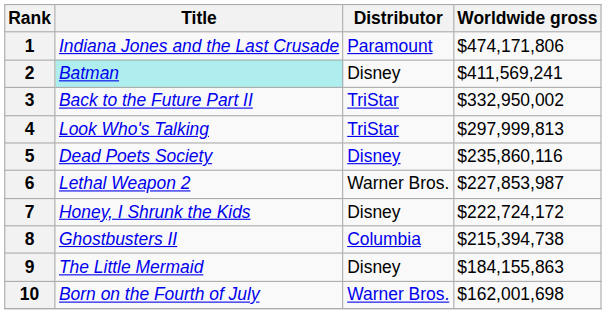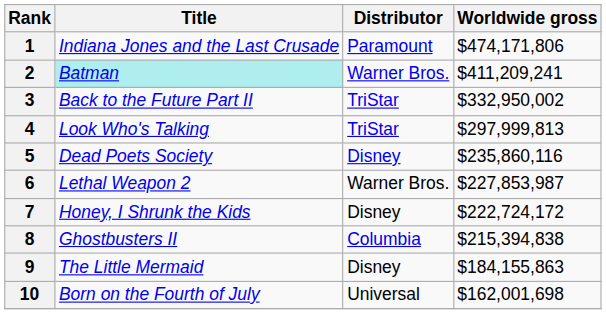(374, 73) Disney -> (398, 73) Warner Bros.
(510, 73) $411,569,241 -> (510, 73) $411,209,241
(511, 239) $215,394,738 -> (511, 239) $215,394,838
(398, 294) Warner Bros. -> (384, 294) Universal
